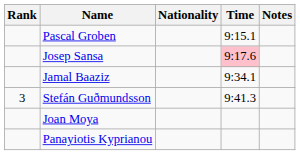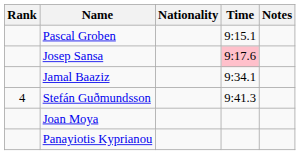(22, 98) 3 -> (22, 98) 4
